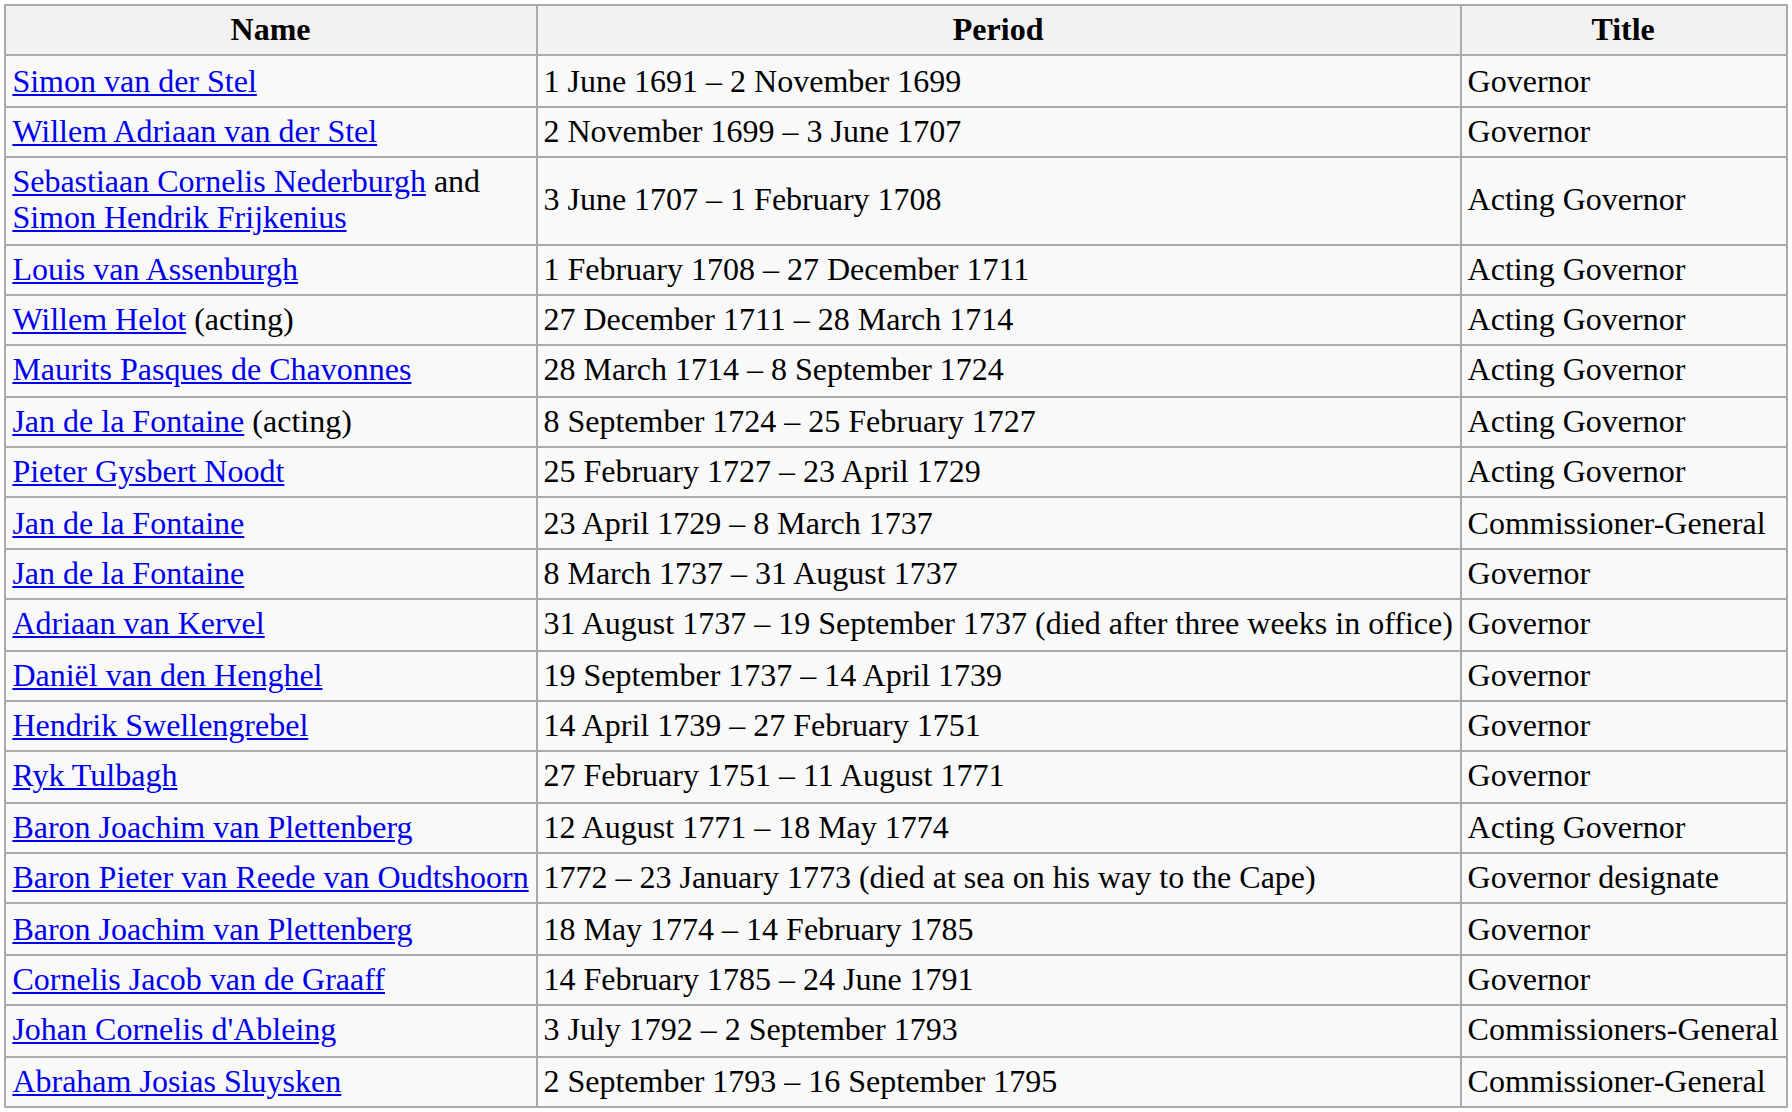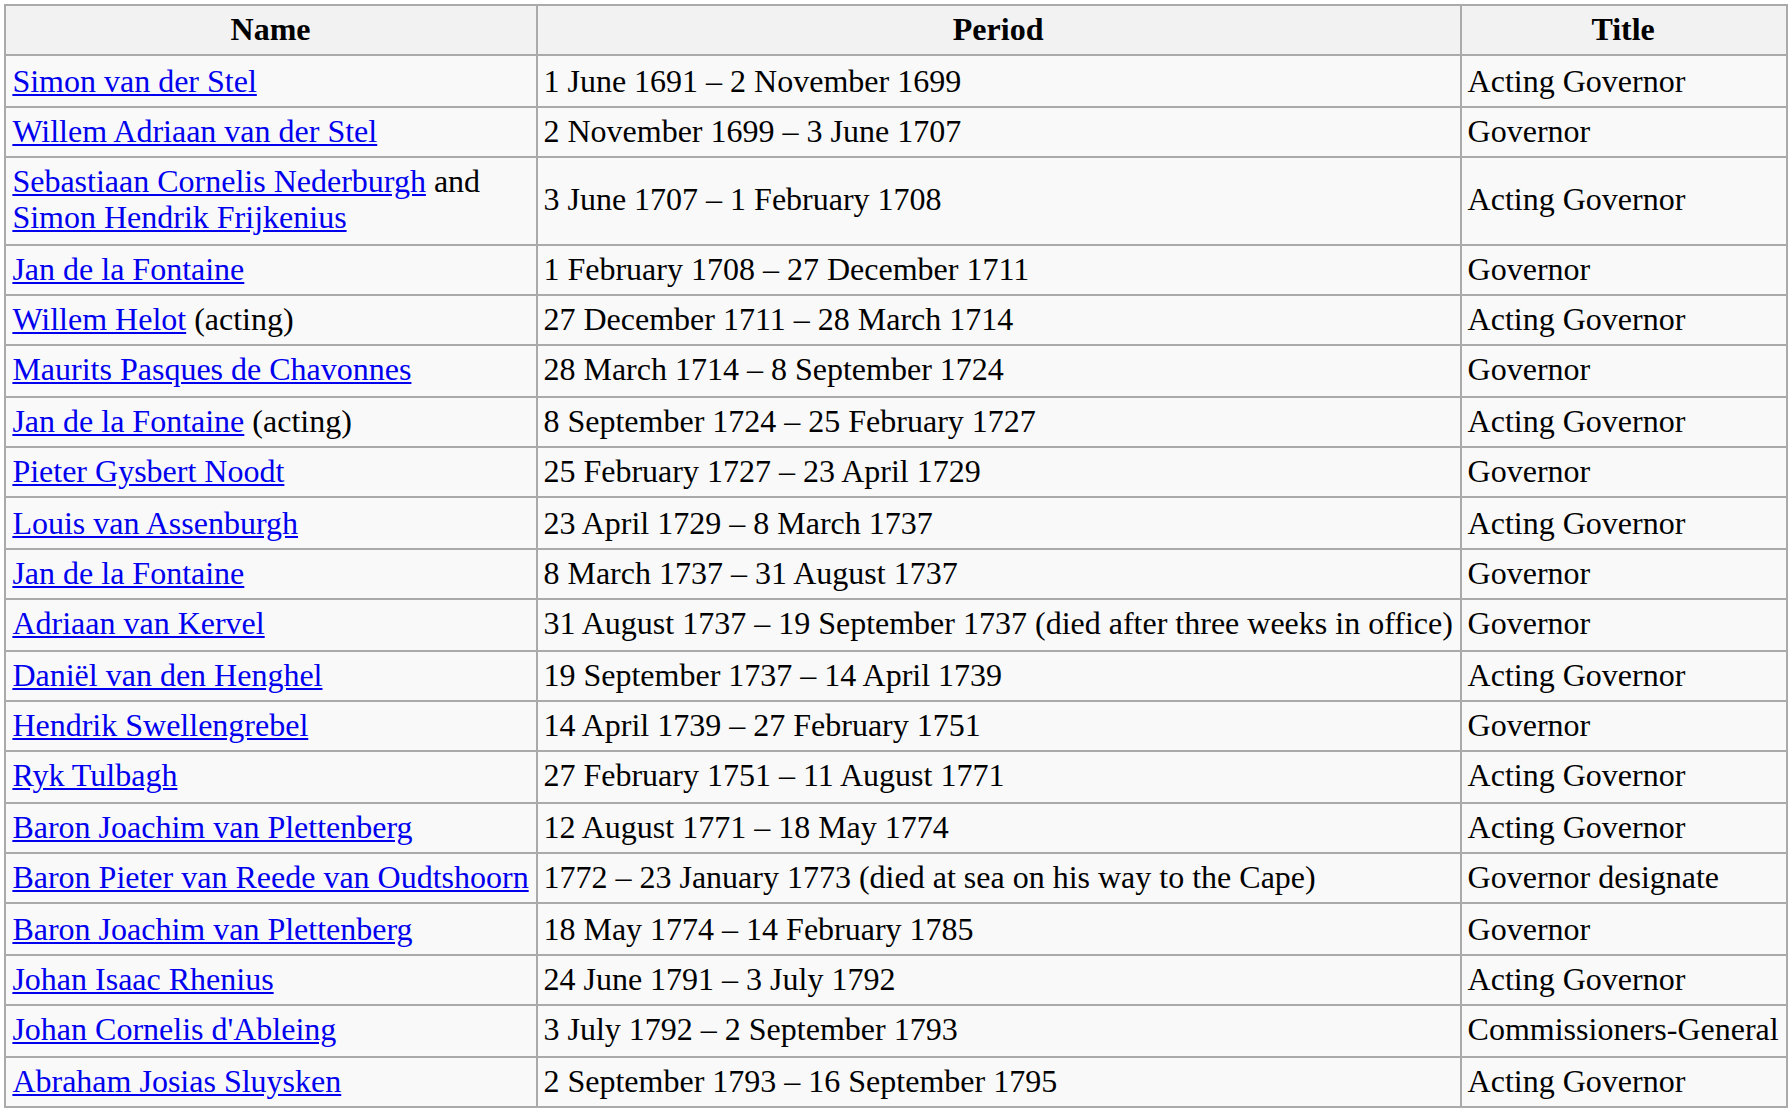(1529, 80) Governor -> (1576, 80) Acting Governor
(155, 268) Louis van Assenburgh -> (128, 268) Jan de la Fontaine
(1576, 268) Acting Governor -> (1529, 268) Governor
(1576, 370) Acting Governor -> (1529, 370) Governor
(1576, 471) Acting Governor -> (1529, 471) Governor
(128, 522) Jan de la Fontaine -> (155, 522) Louis van Assenburgh
(1617, 522) Commissioner-General -> (1576, 522) Acting Governor
(1529, 674) Governor -> (1576, 674) Acting Governor
(1529, 776) Governor -> (1576, 776) Acting Governor
- row: (759, 979)
+ row: (719, 979)
(1617, 1080) Commissioner-General -> (1576, 1080) Acting Governor
